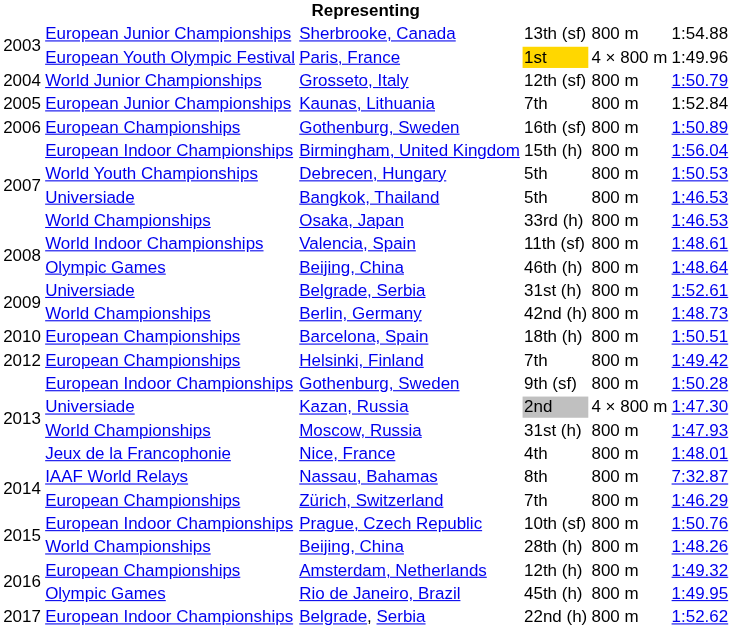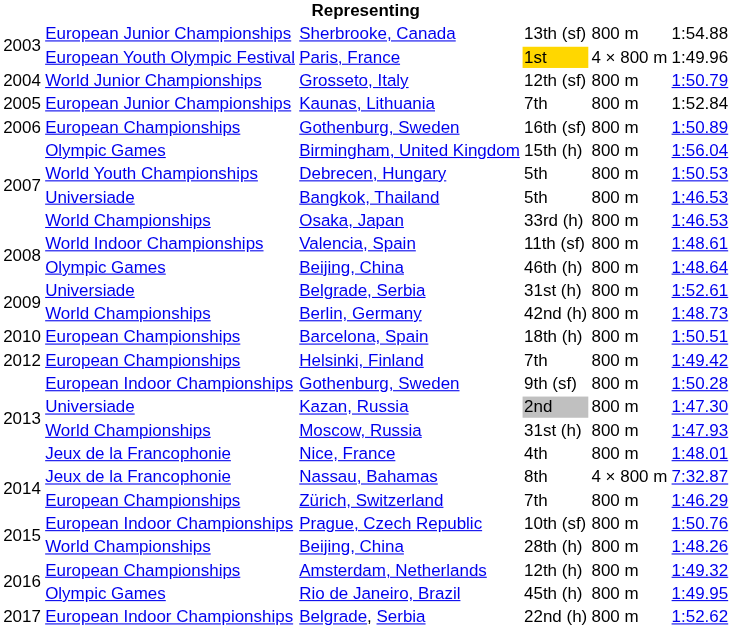(169, 150) European Indoor Championships -> (105, 150) Olympic Games
(629, 407) 4 × 800 m -> (615, 407) 800 m
(117, 477) IAAF World Relays -> (138, 477) Jeux de la Francophonie
(615, 477) 800 m -> (629, 477) 4 × 800 m
